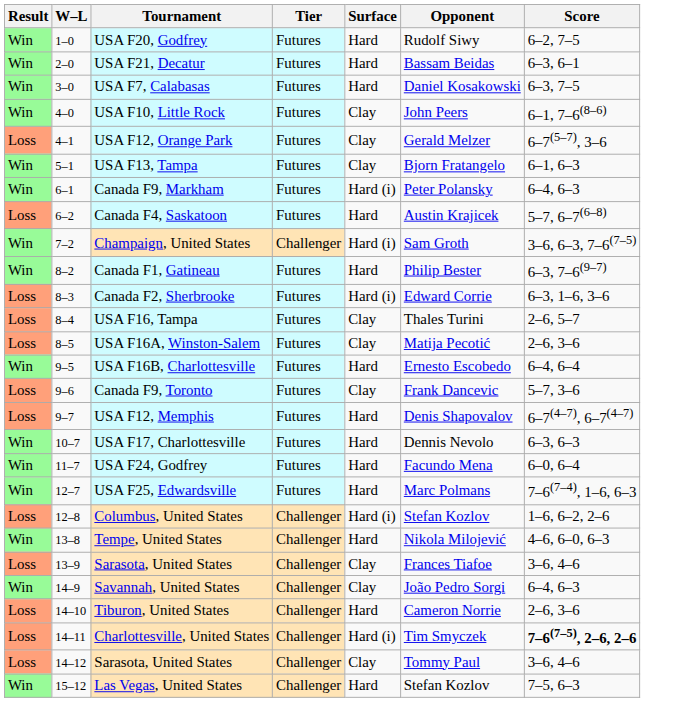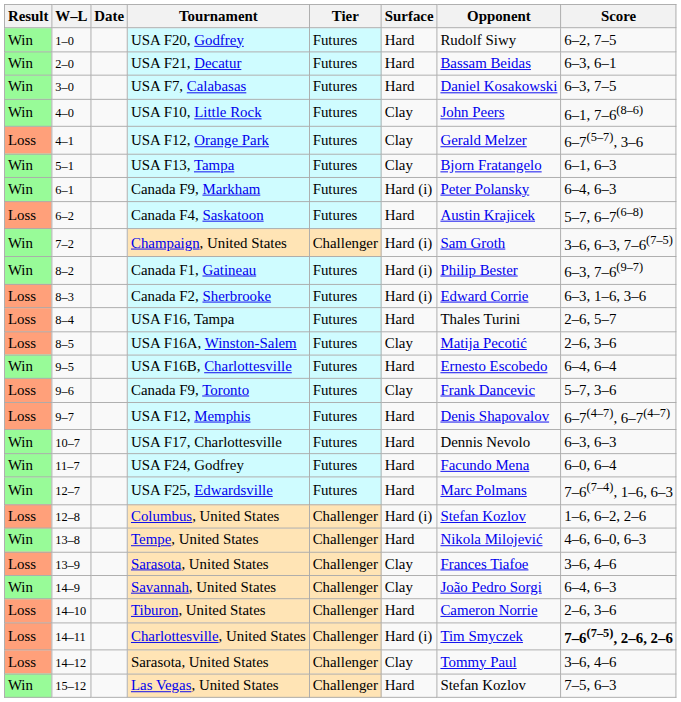+ column: (109, 16)
(363, 270) Hard -> (409, 270) Hard (i)
(362, 319) Clay -> (400, 319) Hard
